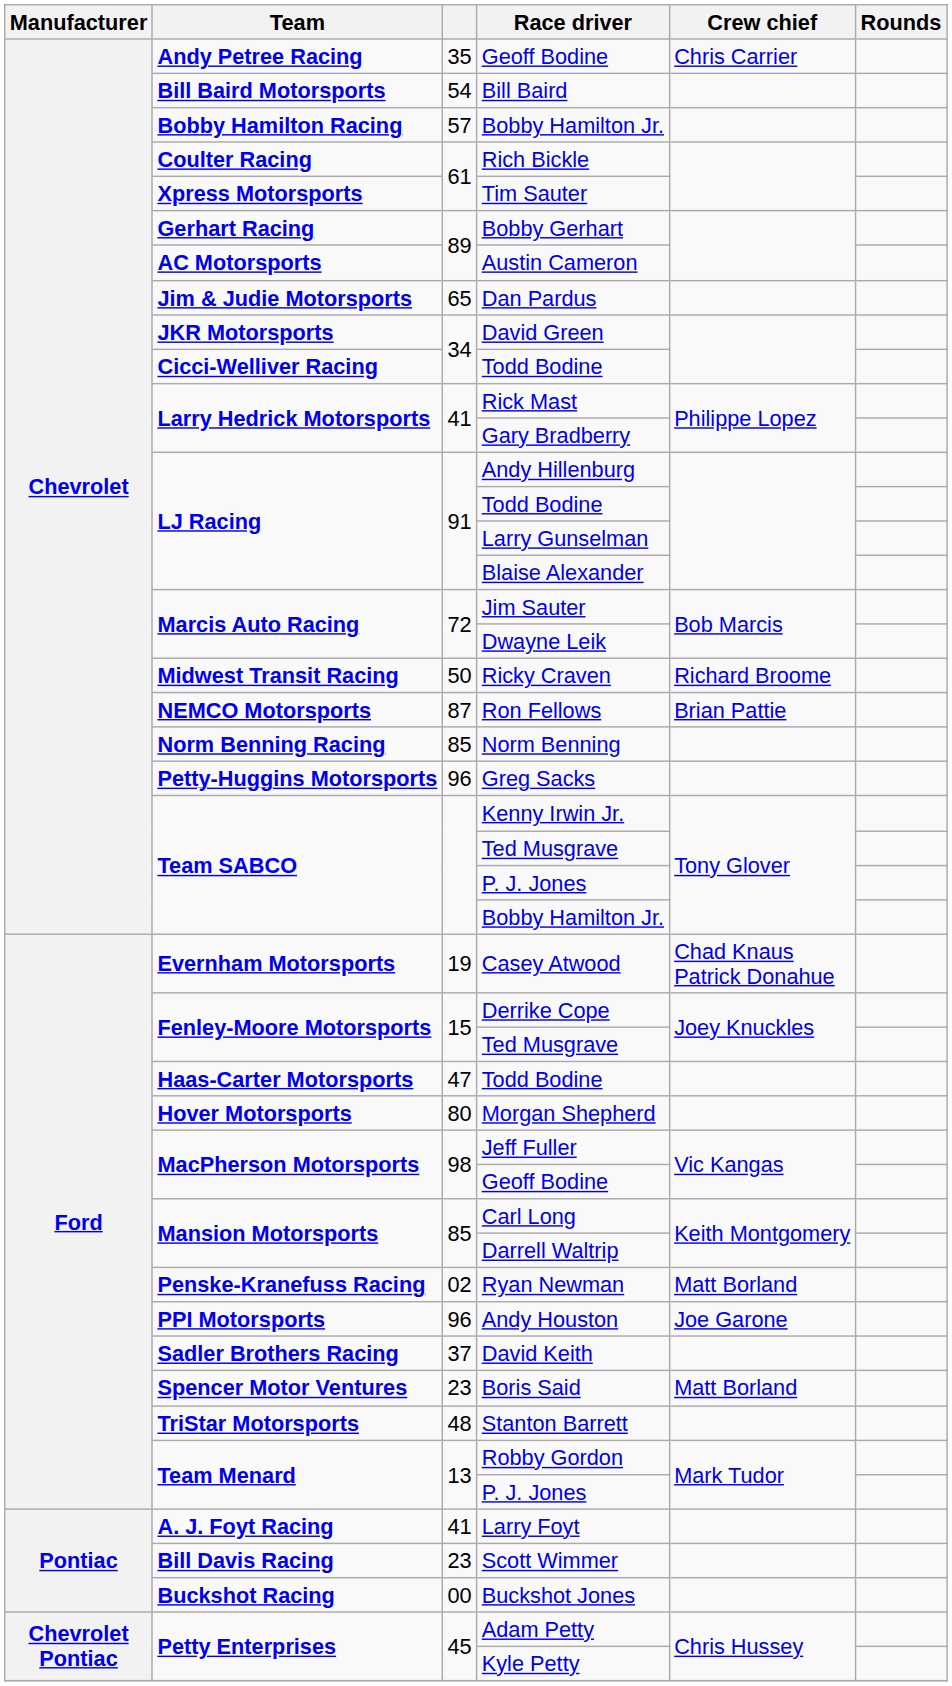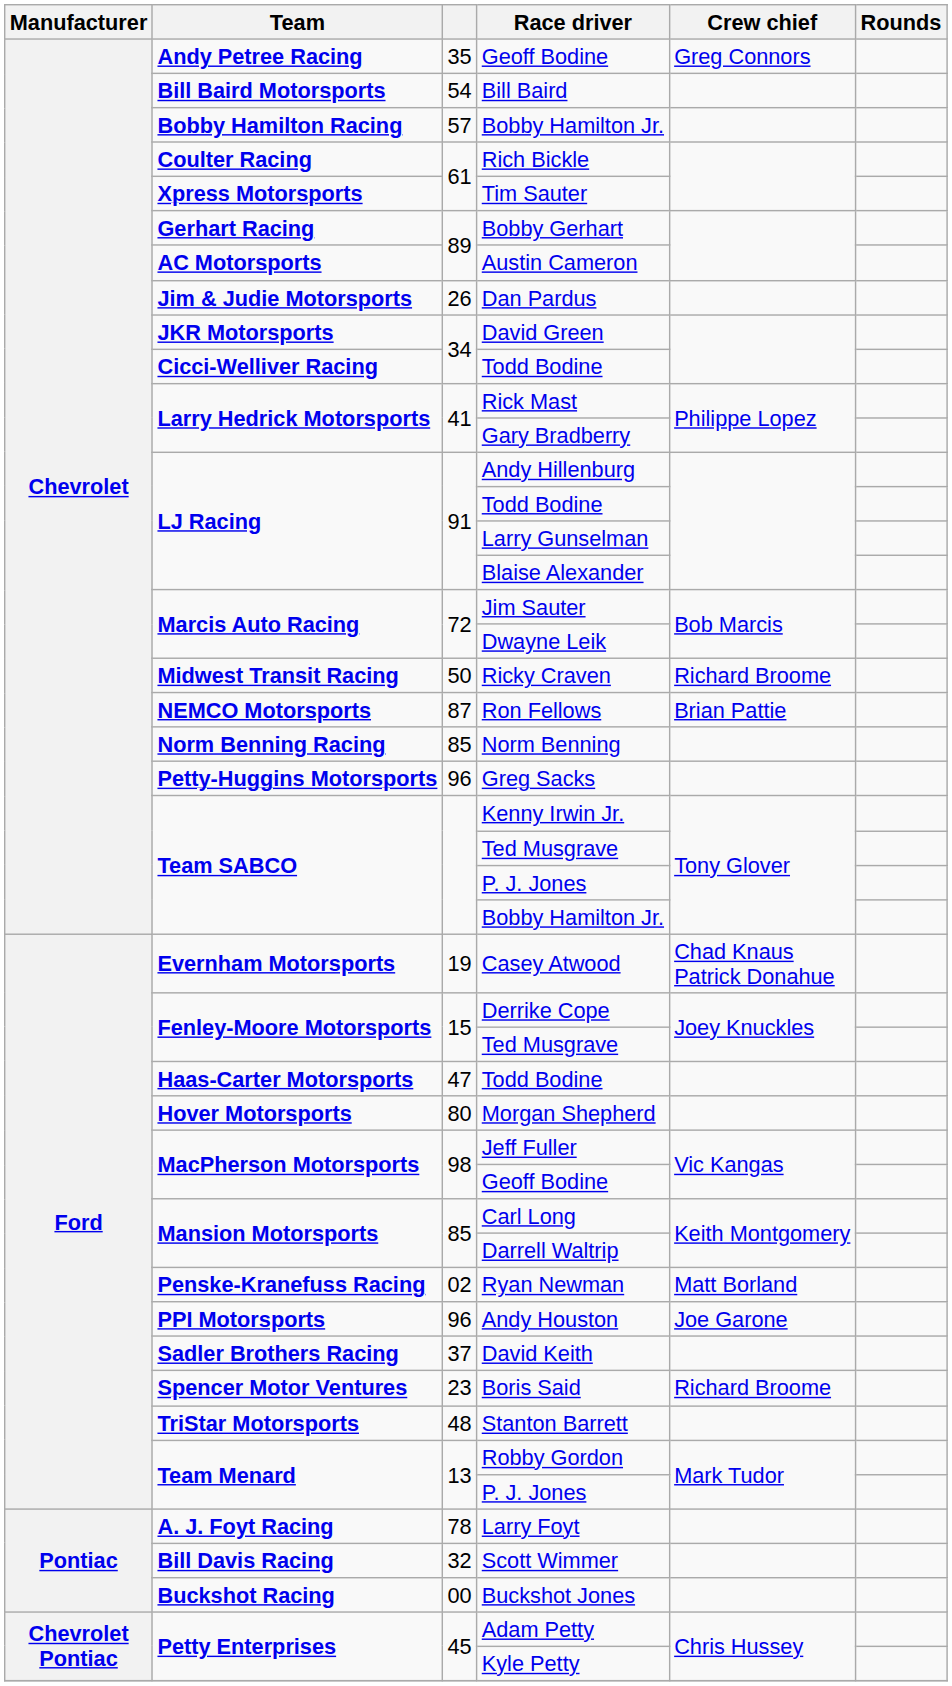(736, 57) Chris Carrier -> (742, 57) Greg Connors
(460, 297) 65 -> (460, 297) 26
(736, 1388) Matt Borland -> (753, 1388) Richard Broome
(460, 1526) 41 -> (460, 1526) 78
(460, 1560) 23 -> (460, 1560) 32
